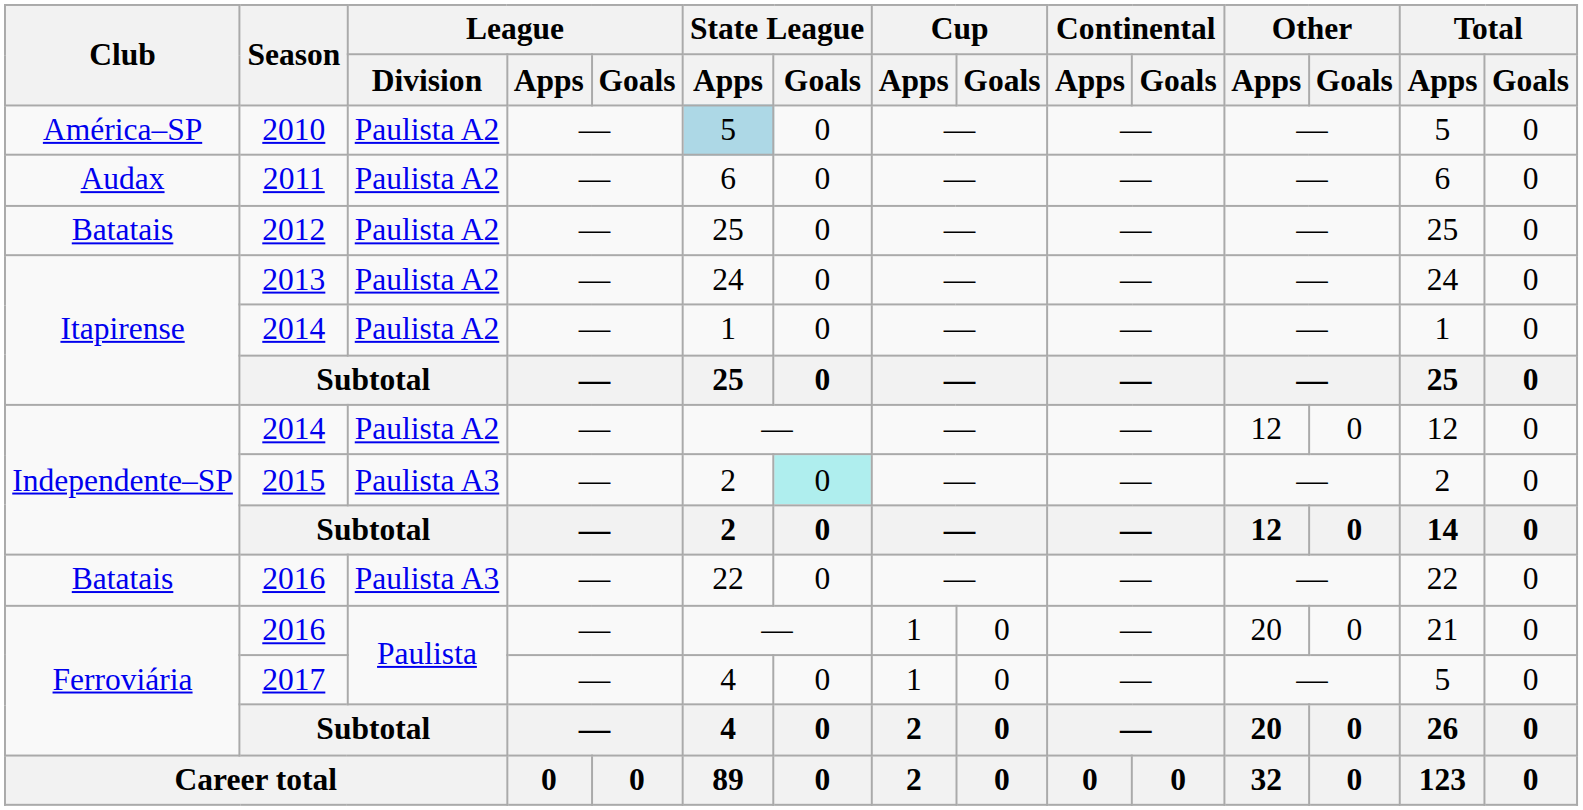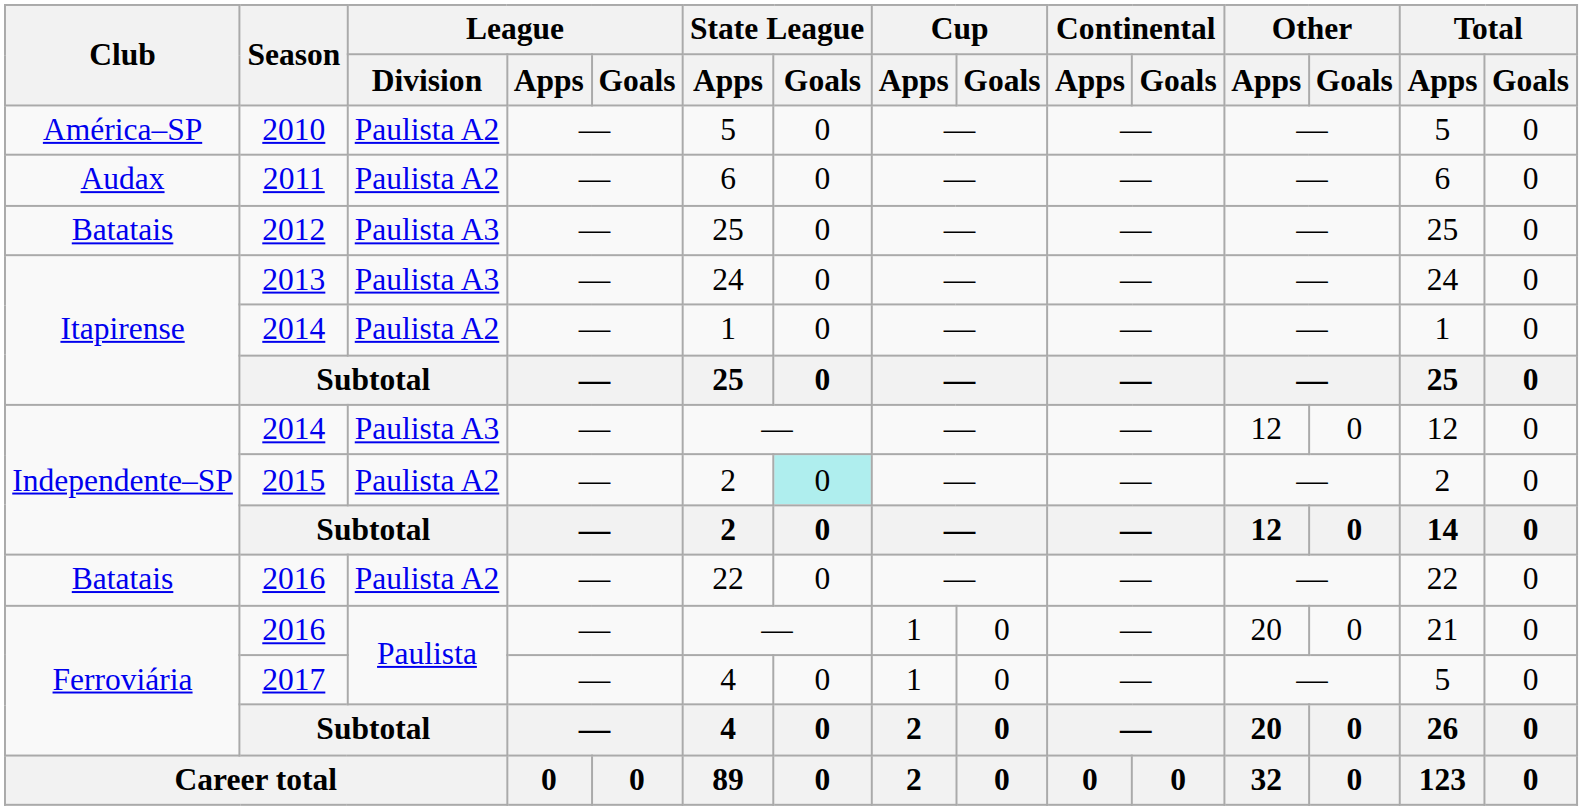(728, 129) lightblue background -> (728, 129) no background
(427, 229) Paulista A2 -> (427, 229) Paulista A3
(427, 279) Paulista A2 -> (427, 279) Paulista A3
(427, 429) Paulista A2 -> (427, 429) Paulista A3
(427, 479) Paulista A3 -> (427, 479) Paulista A2
(427, 579) Paulista A3 -> (427, 579) Paulista A2
